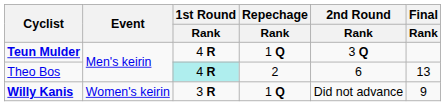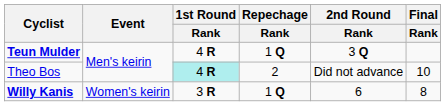(358, 72) 6 -> (358, 72) Did not advance
(423, 72) 13 -> (423, 72) 10
(358, 92) Did not advance -> (358, 92) 6
(423, 92) 9 -> (423, 92) 8
